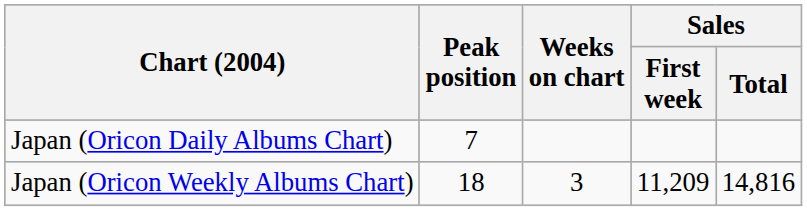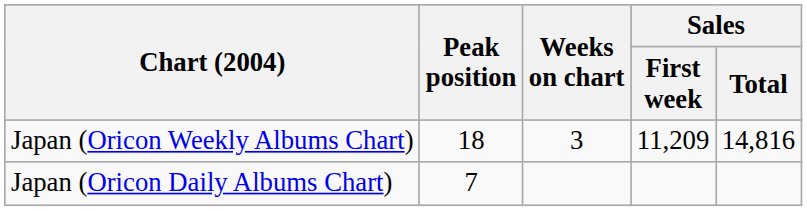rows swapped: (202, 140) <-> (212, 182)
